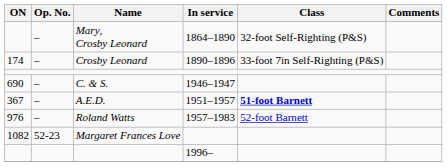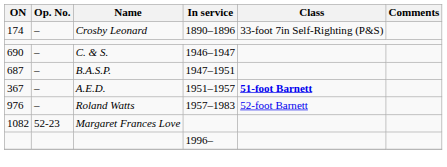- row: (111, 36)
+ row: (93, 70)
